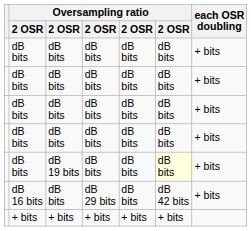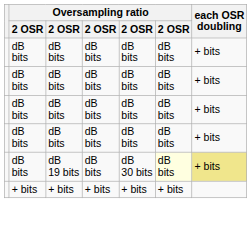(130, 166) dB bits -> (137, 166) dB 30 bits
(207, 166) no background -> (207, 166) khaki background
- row: (27, 195)
